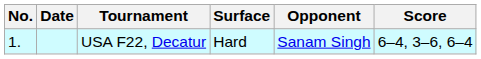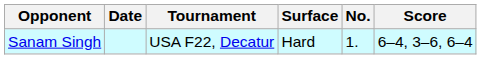columns swapped: (21, 16) <-> (324, 16)
